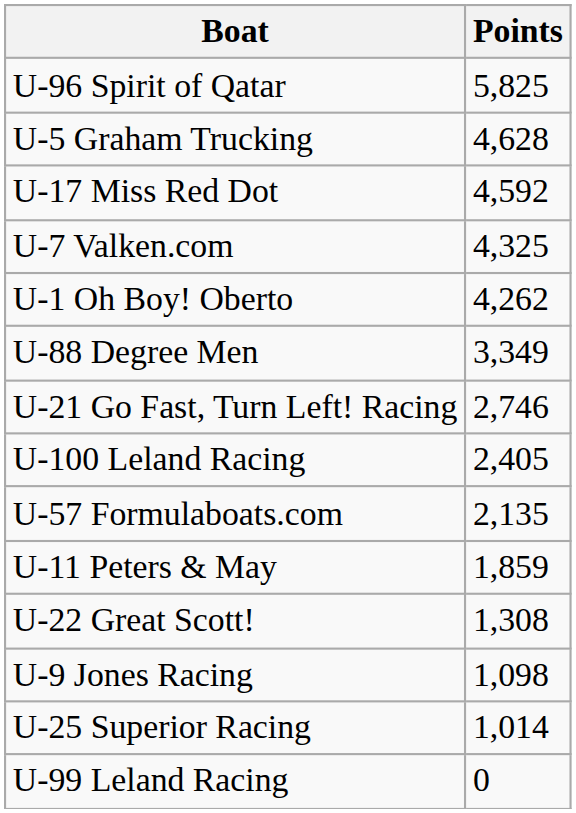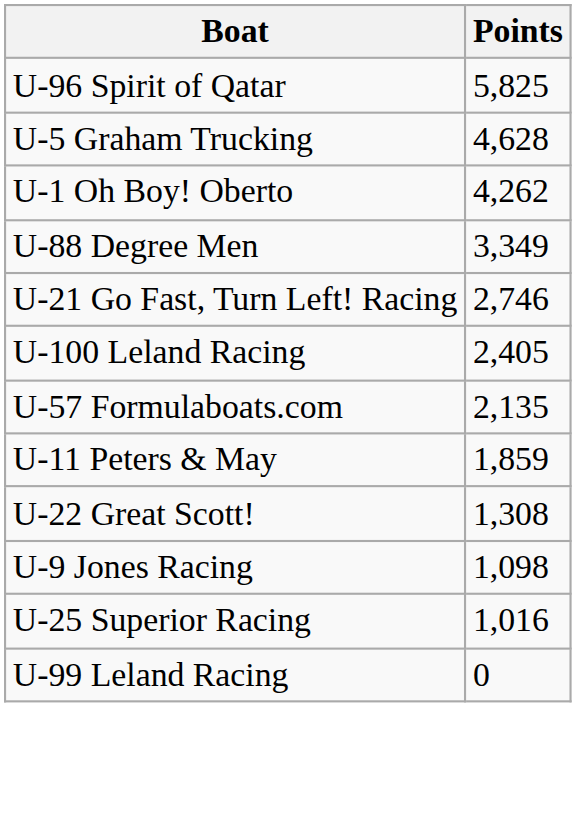- row: (146, 191)
- row: (123, 245)
(511, 727) 1,014 -> (511, 620) 1,016
